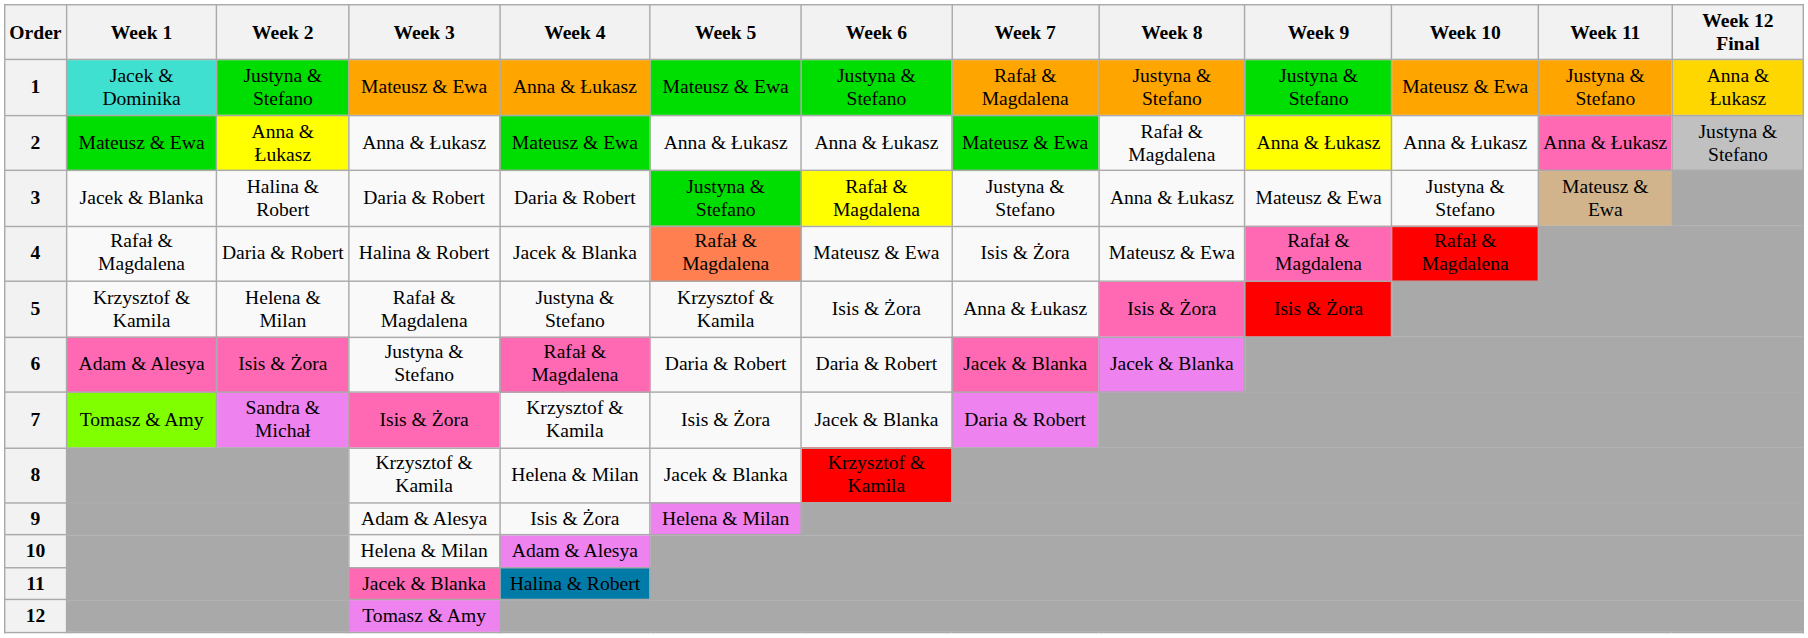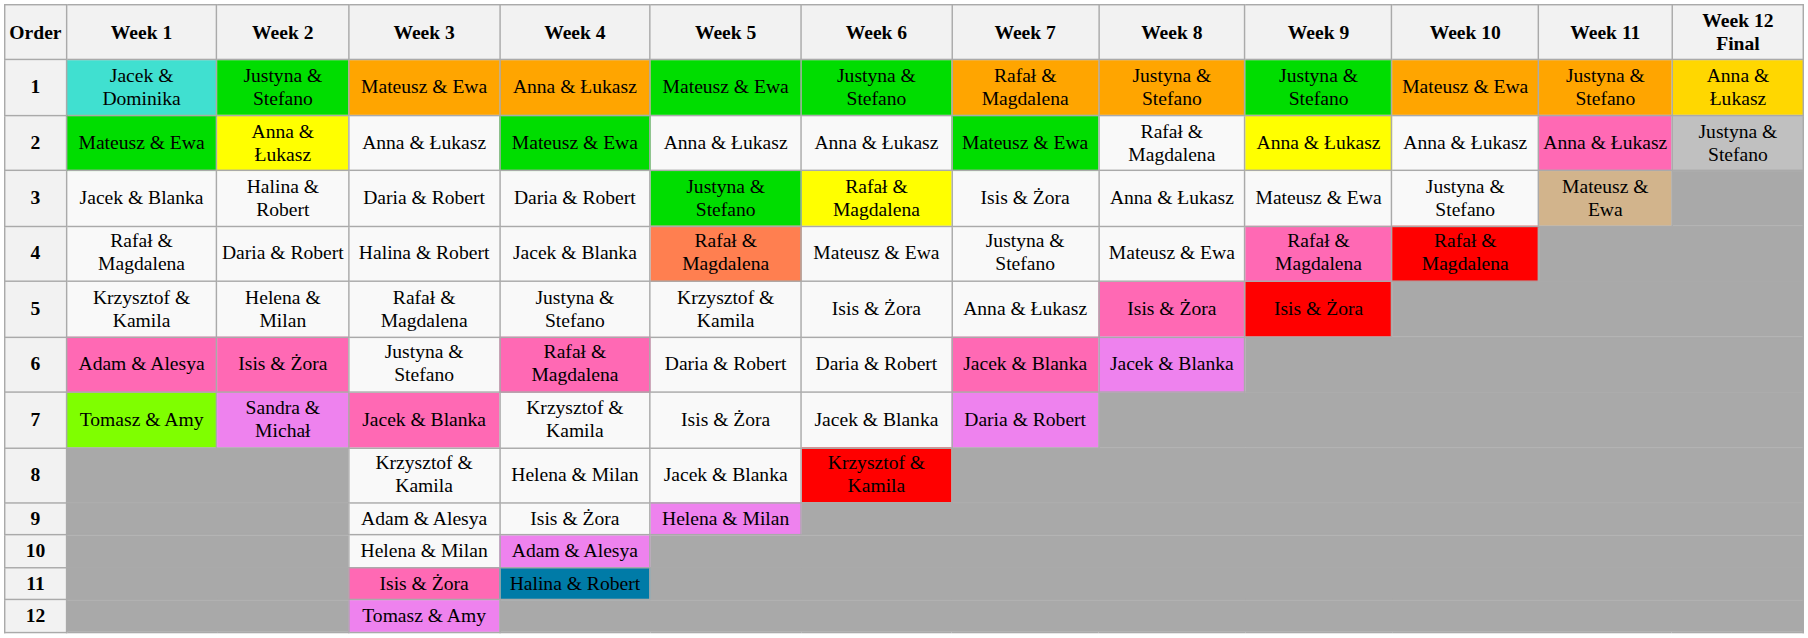(1025, 197) Justyna & Stefano -> (1025, 197) Isis & Żora
(1025, 253) Isis & Żora -> (1025, 253) Justyna & Stefano
(424, 419) Isis & Żora -> (424, 419) Jacek & Blanka
(424, 583) Jacek & Blanka -> (424, 583) Isis & Żora
